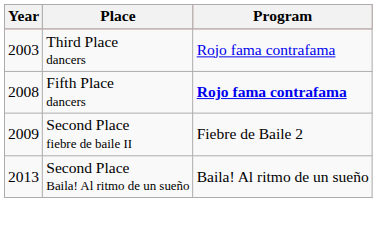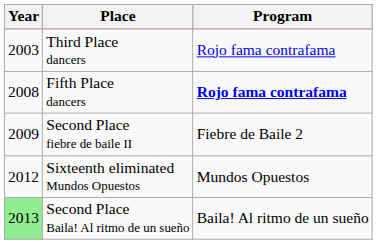+ row: (110, 176)
(24, 176) no background -> (24, 218) lightgreen background
